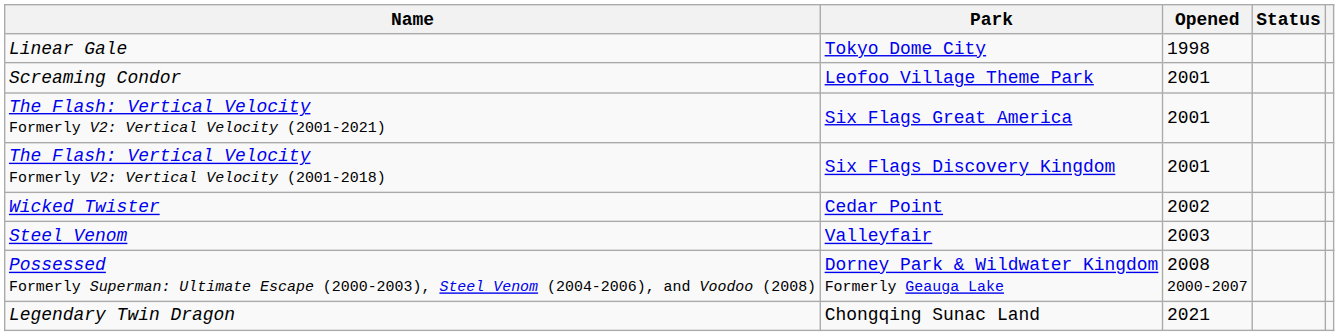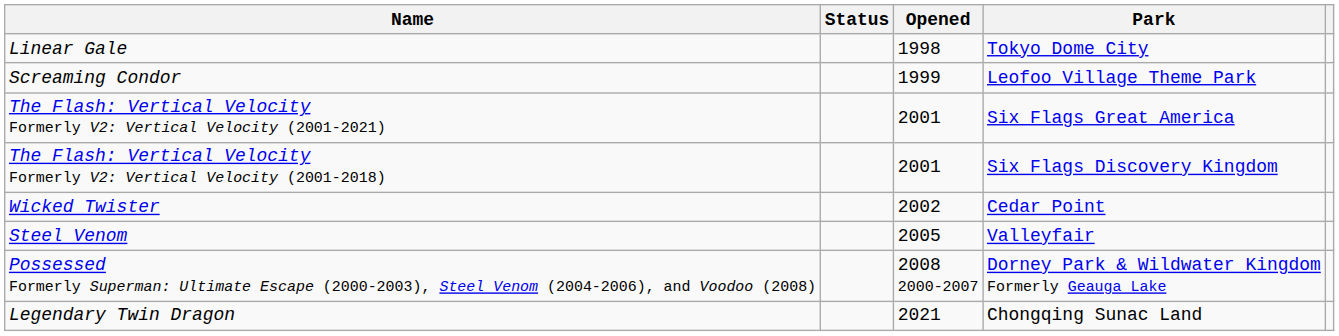columns swapped: (991, 19) <-> (1288, 19)
(1188, 78) 2001 -> (919, 78) 1999
(1188, 236) 2003 -> (919, 236) 2005
